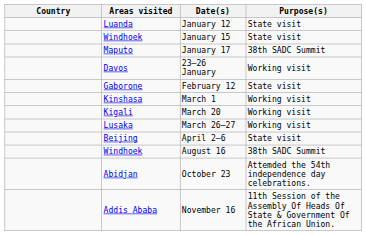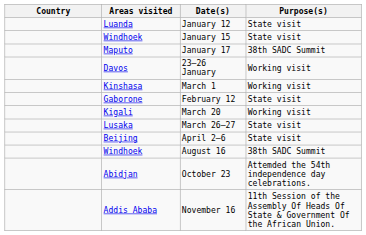rows swapped: (209, 86) <-> (199, 99)
(279, 125) Working visit -> (274, 125) State visit
